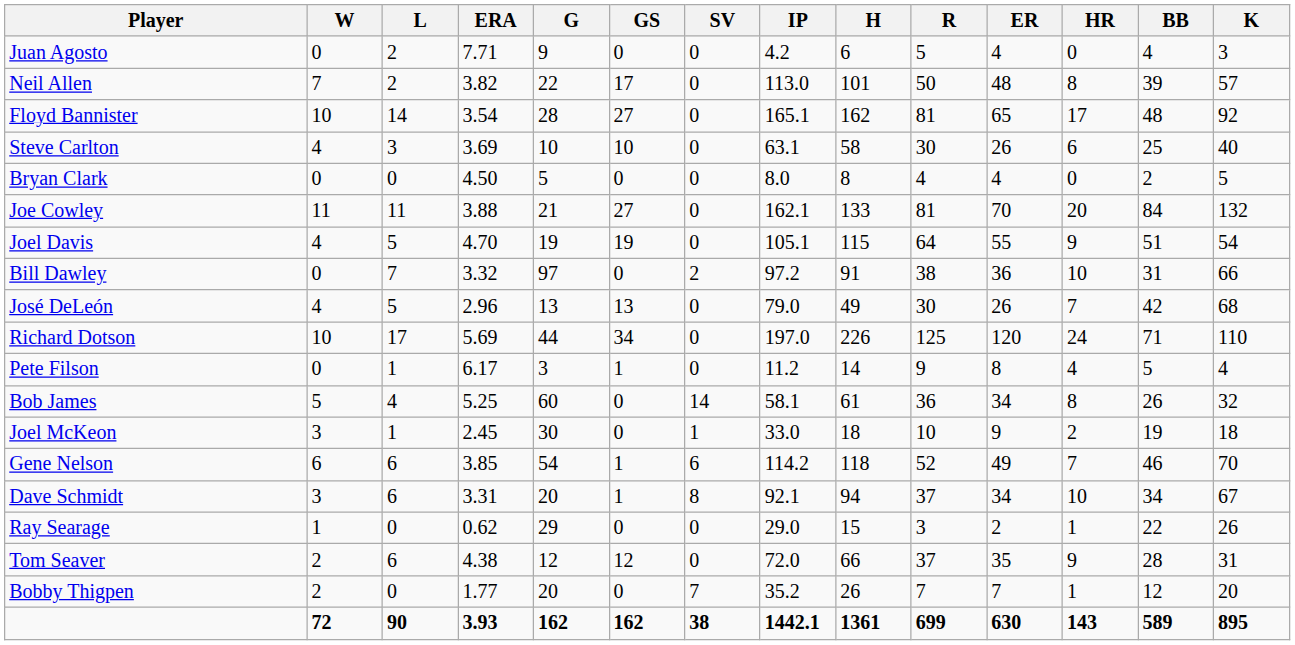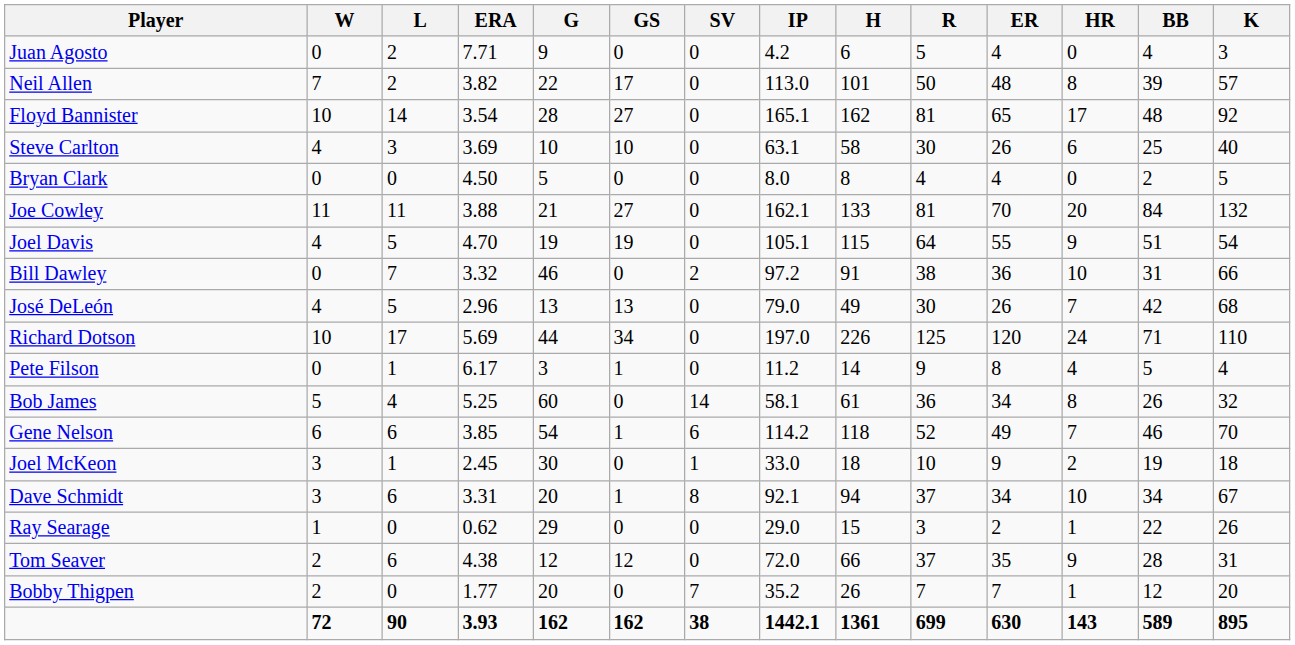(548, 274) 97 -> (548, 274) 46
rows swapped: (63, 432) <-> (61, 464)
